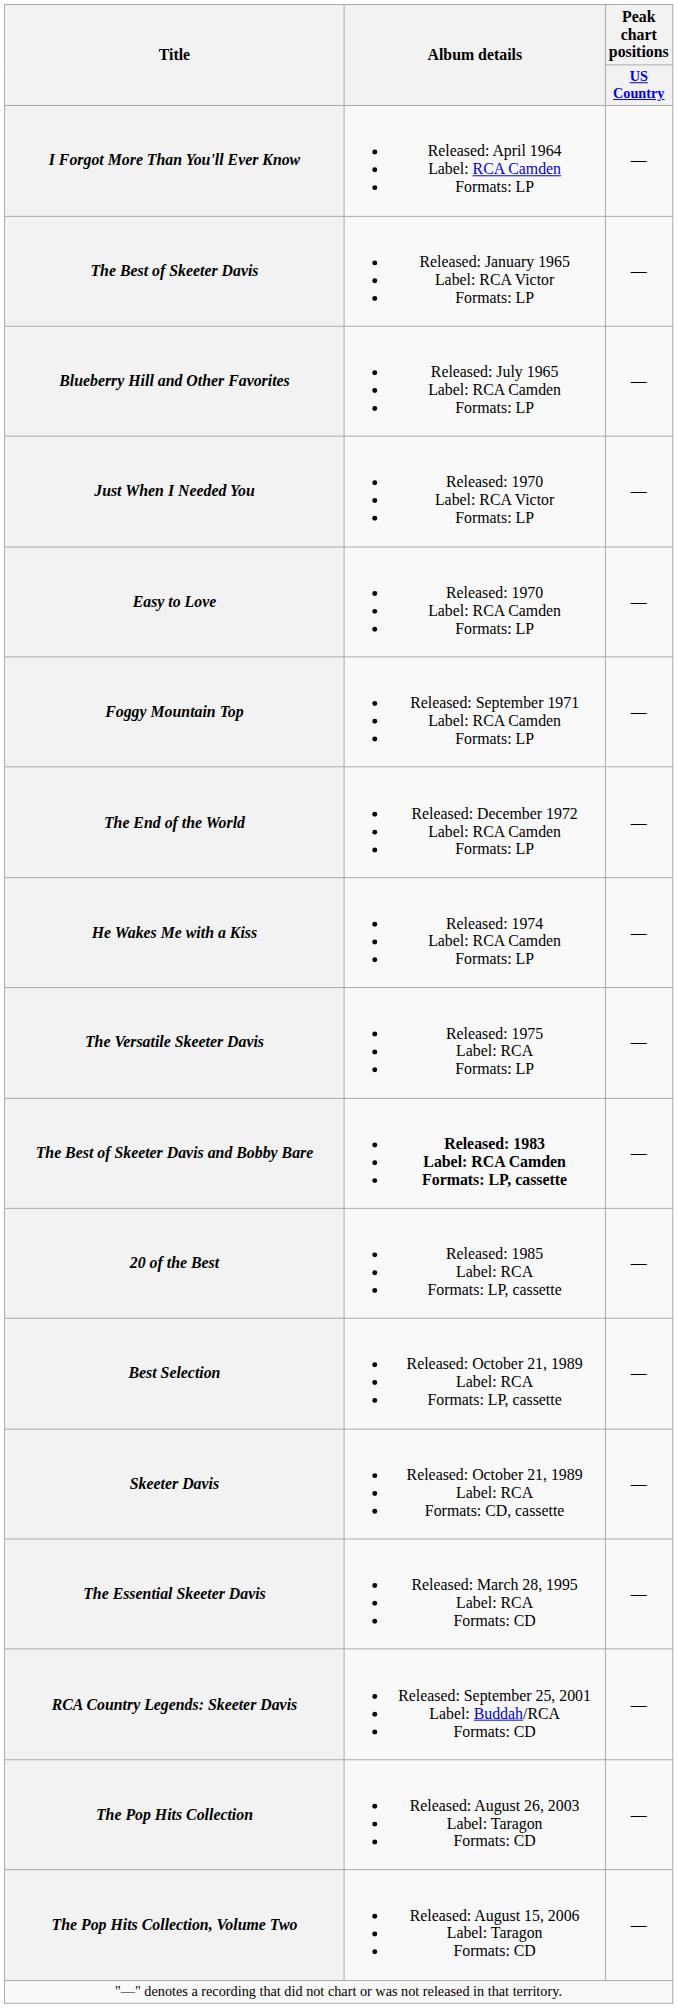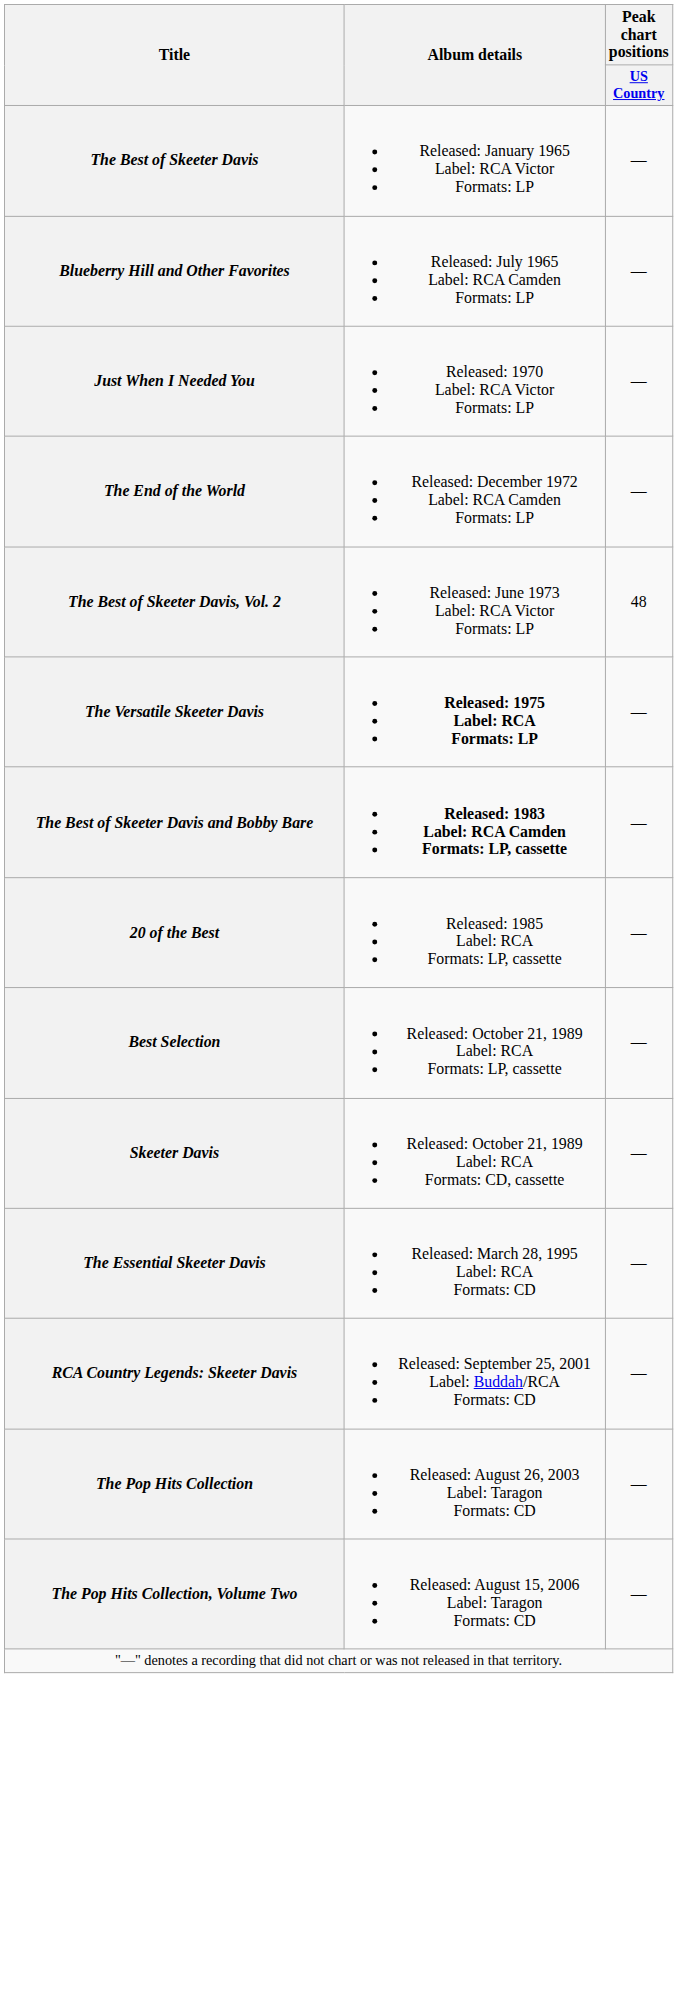- row: (174, 160)
- row: (174, 601)
- row: (174, 712)
+ row: (174, 601)
- row: (174, 932)
(475, 1052) normal -> (475, 721) bold
